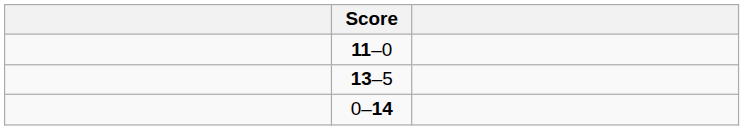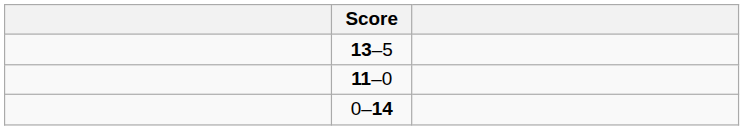rows swapped: (372, 49) <-> (372, 79)
